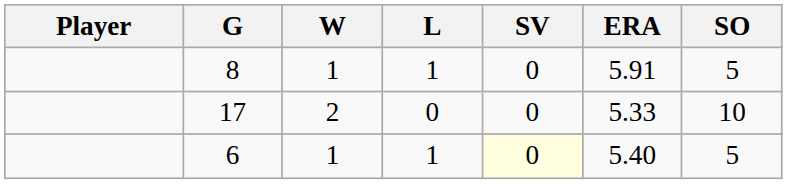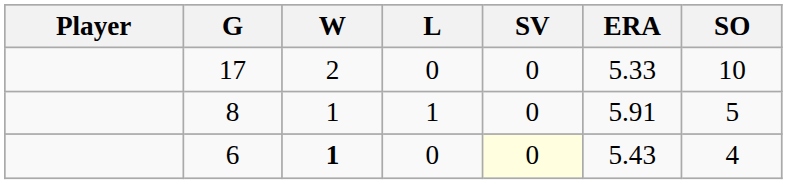rows swapped: (233, 112) <-> (233, 69)
(332, 155) normal -> (332, 155) bold
(432, 155) 1 -> (432, 155) 0
(632, 155) 5.40 -> (632, 155) 5.43
(732, 155) 5 -> (732, 155) 4
